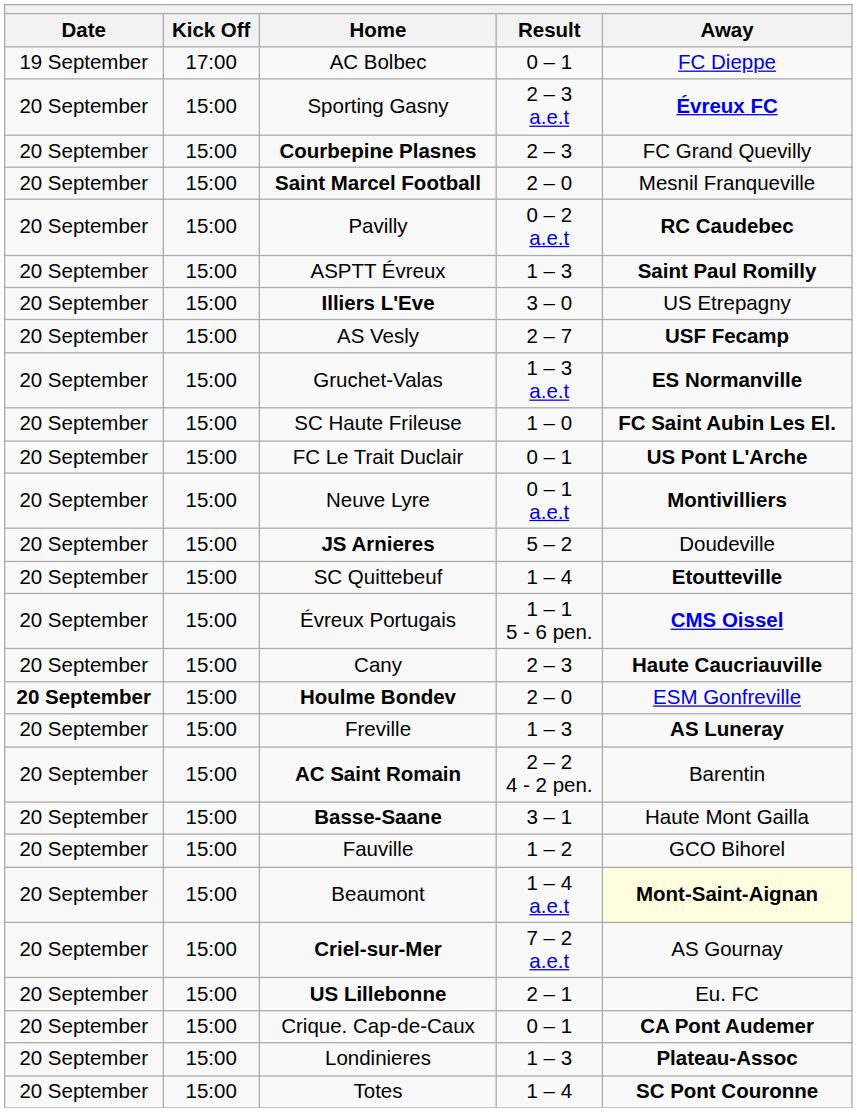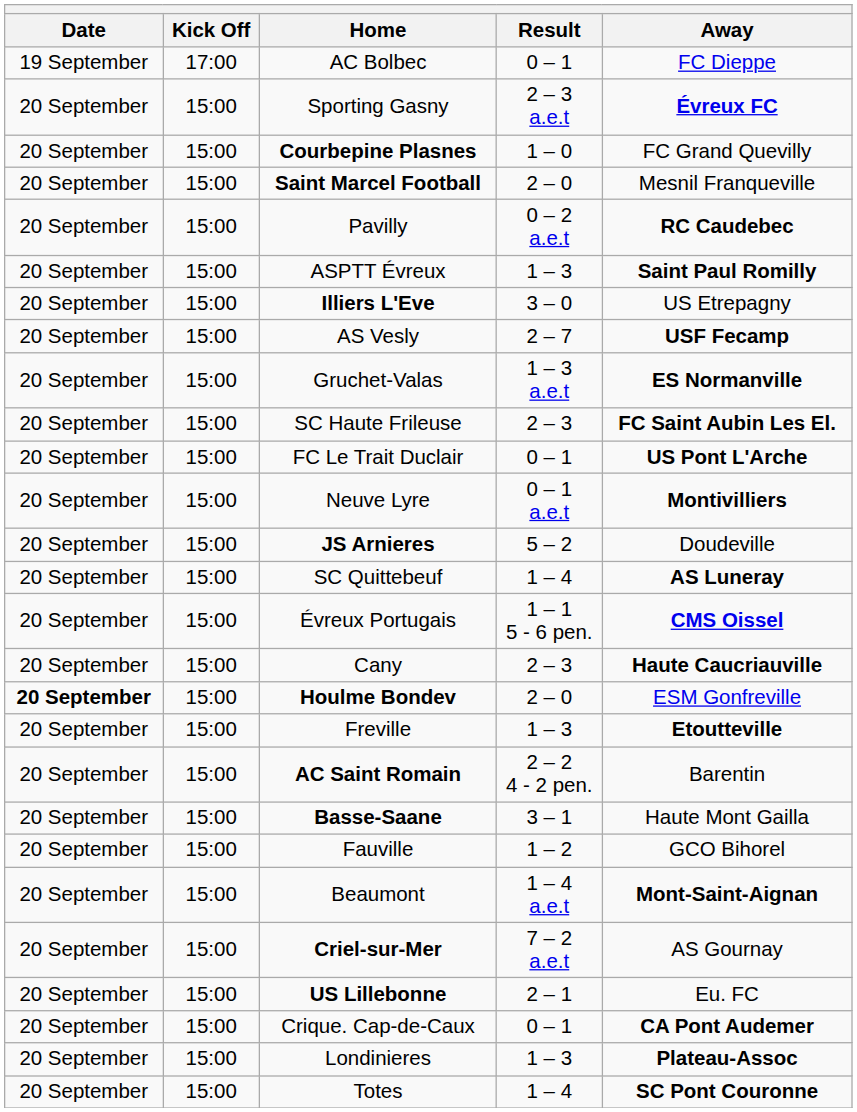(549, 150) 2 – 3 -> (549, 150) 1 – 0
(549, 424) 1 – 0 -> (549, 424) 2 – 3
(727, 577) Etoutteville -> (727, 577) AS Luneray
(727, 730) AS Luneray -> (727, 730) Etoutteville
(727, 894) lightyellow background -> (727, 894) no background
